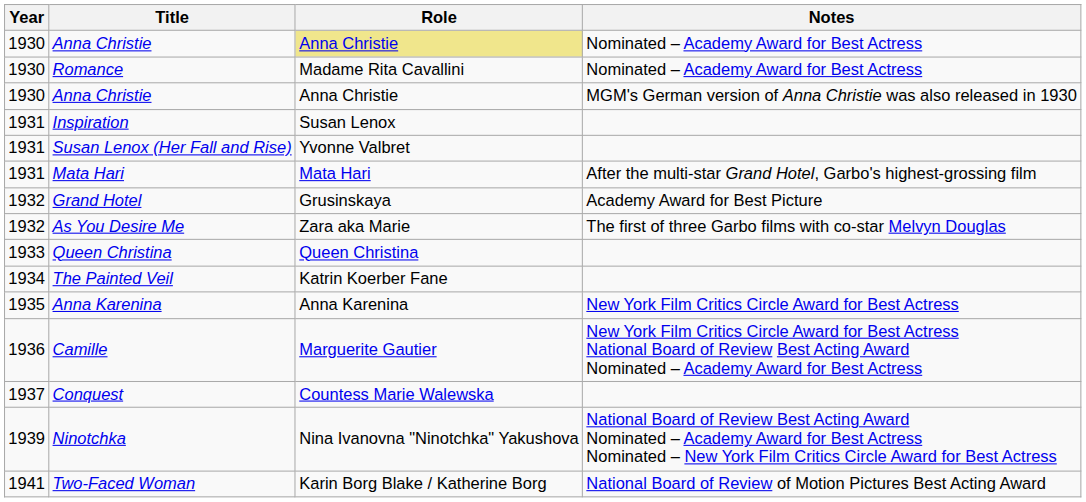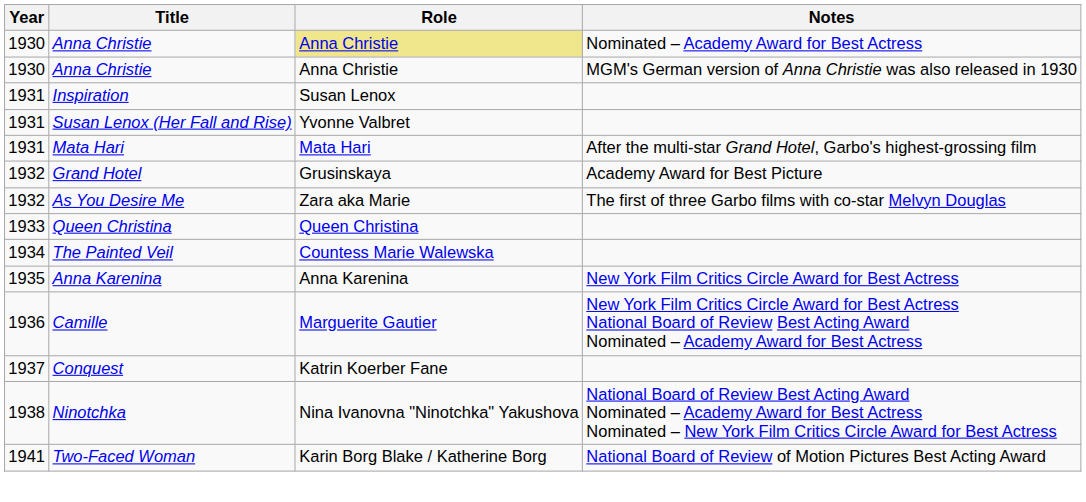- row: (88, 69)
(373, 278) Katrin Koerber Fane -> (396, 252) Countess Marie Walewska
(396, 394) Countess Marie Walewska -> (373, 368) Katrin Koerber Fane
(27, 439) 1939 -> (27, 412) 1938
